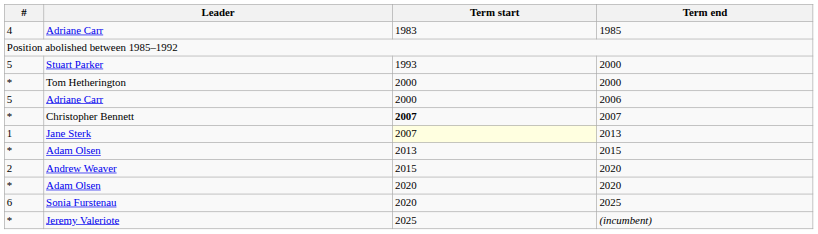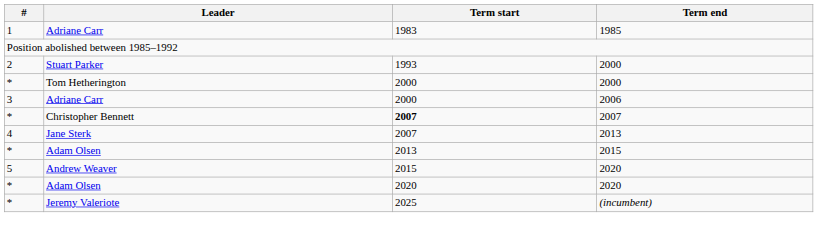(10, 30) 4 -> (10, 30) 1
(10, 64) 5 -> (10, 64) 2
(10, 99) 5 -> (10, 99) 3
(10, 133) 1 -> (10, 133) 4
(406, 133) lightyellow background -> (406, 133) no background
(10, 168) 2 -> (10, 168) 5
- row: (81, 202)
